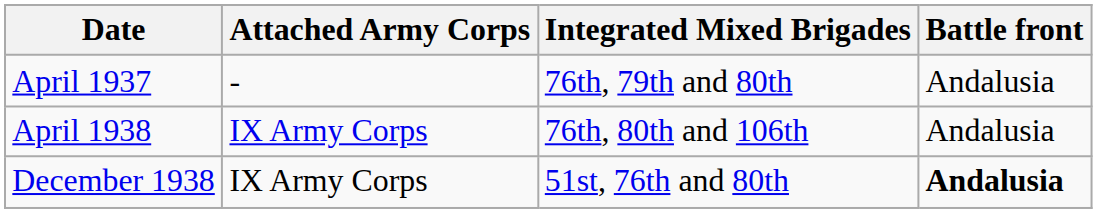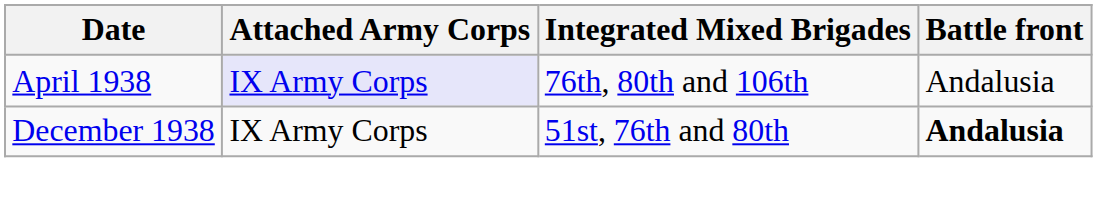- row: (82, 80)
(329, 130) no background -> (329, 80) lavender background
